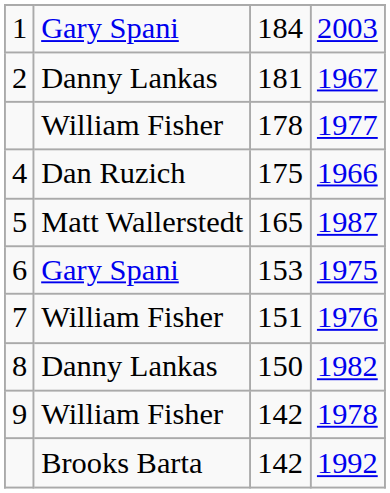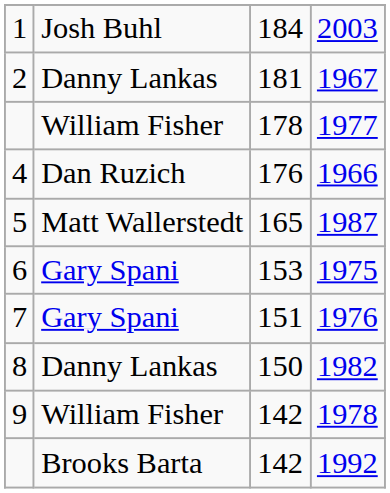(110, 28) Gary Spani -> (102, 28) Josh Buhl
(280, 173) 175 -> (280, 173) 176
(132, 317) William Fisher -> (110, 317) Gary Spani
